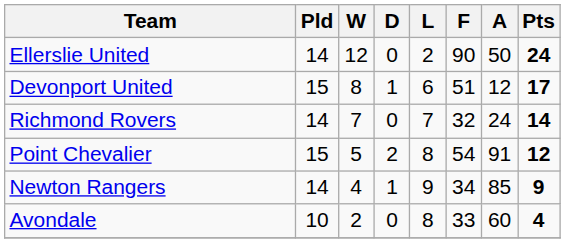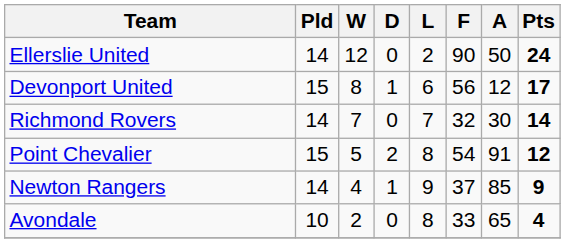(464, 87) 51 -> (464, 87) 56
(500, 120) 24 -> (500, 120) 30
(464, 187) 34 -> (464, 187) 37
(500, 220) 60 -> (500, 220) 65
